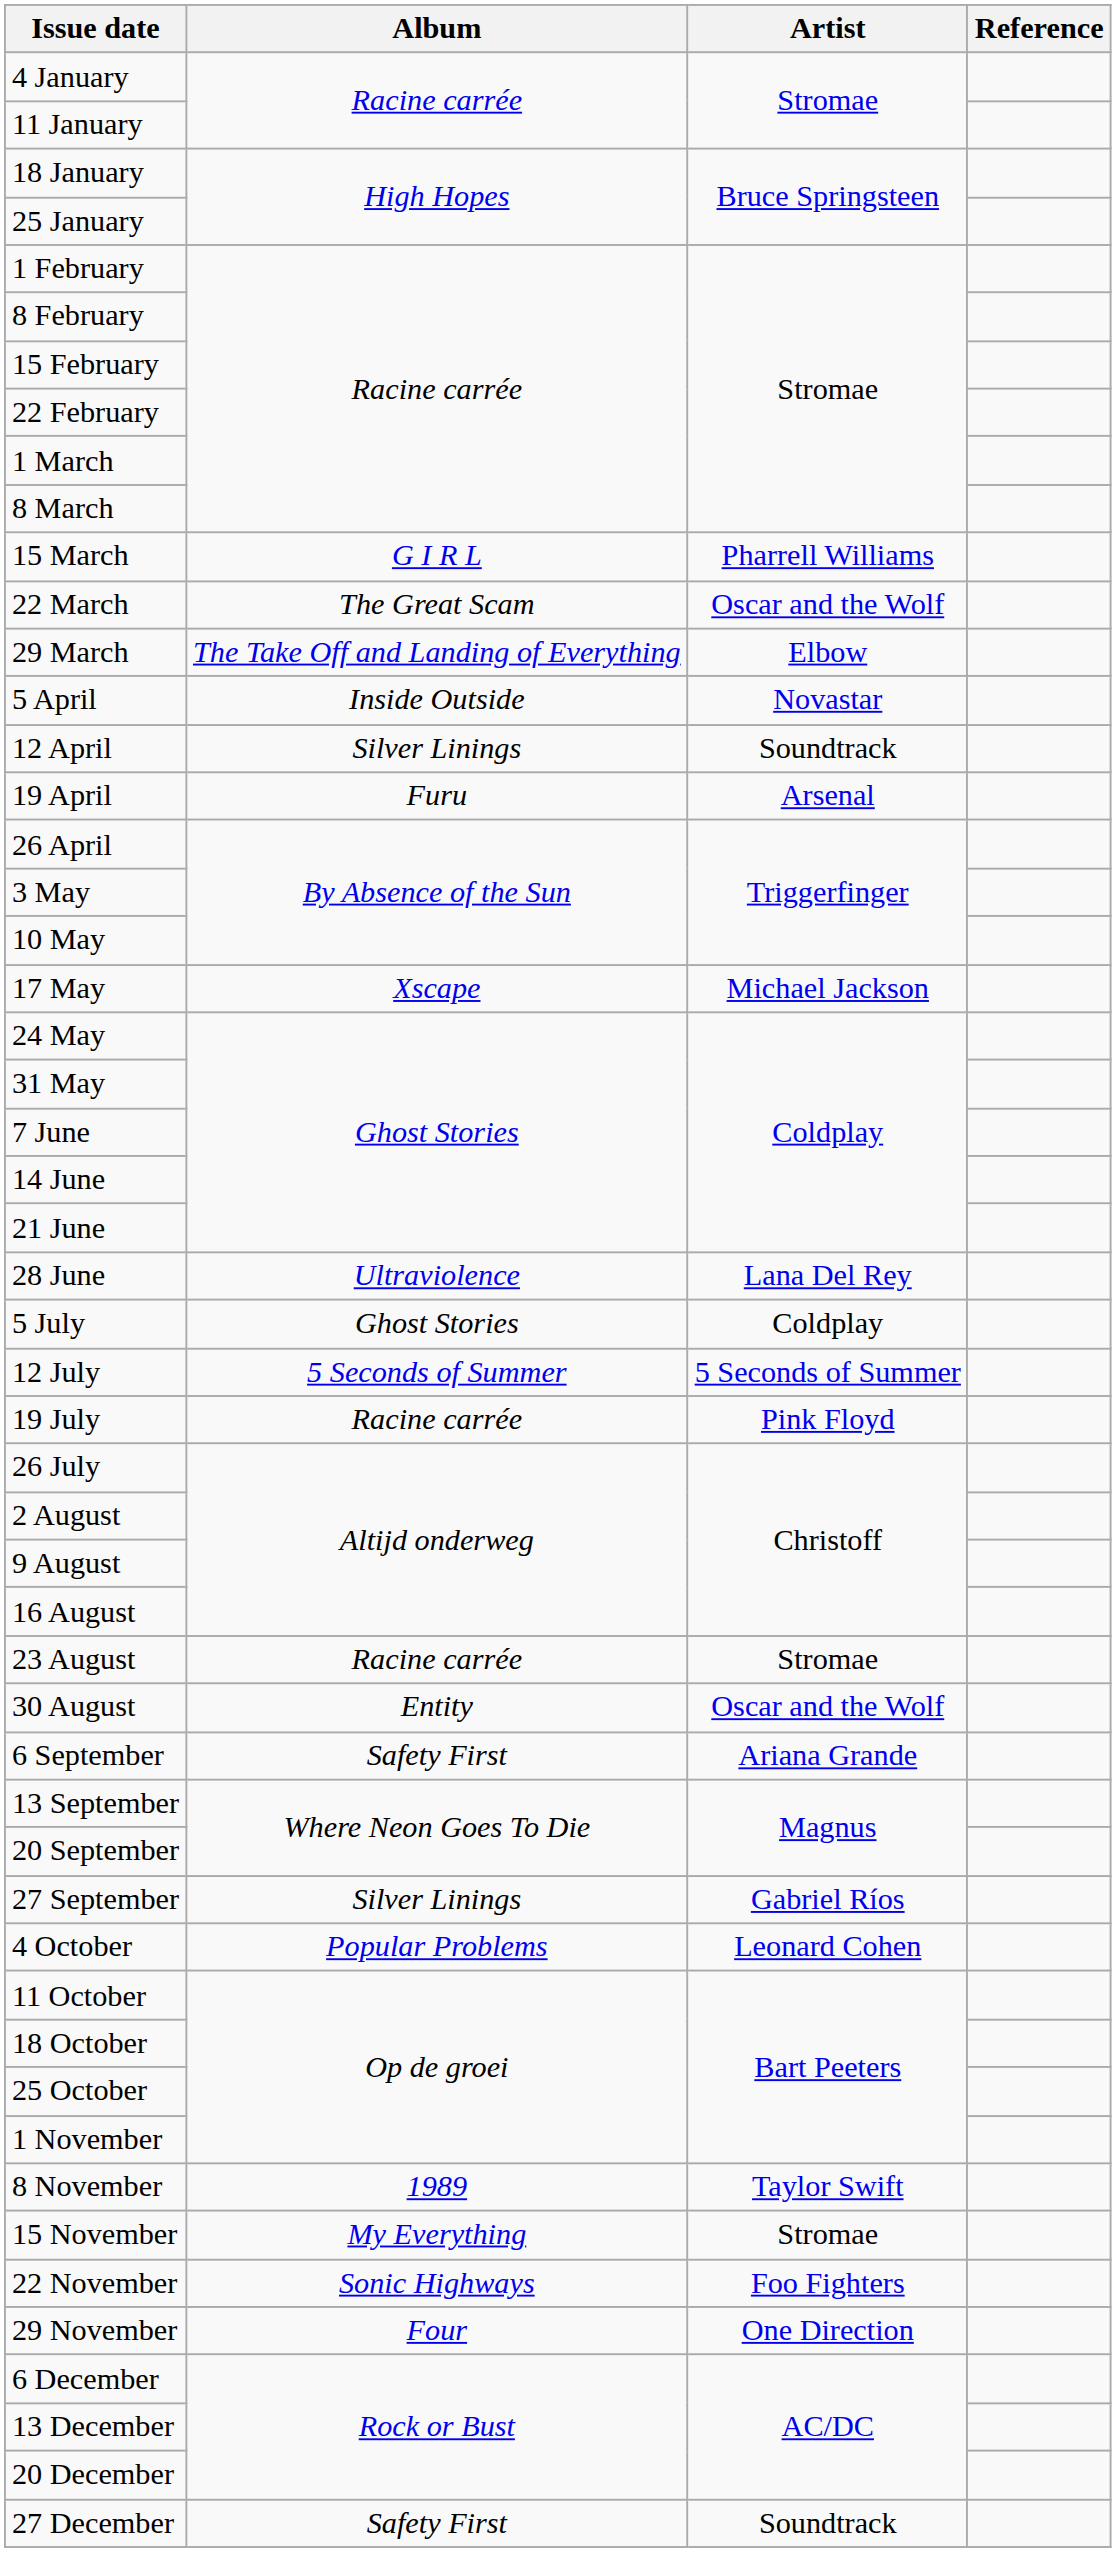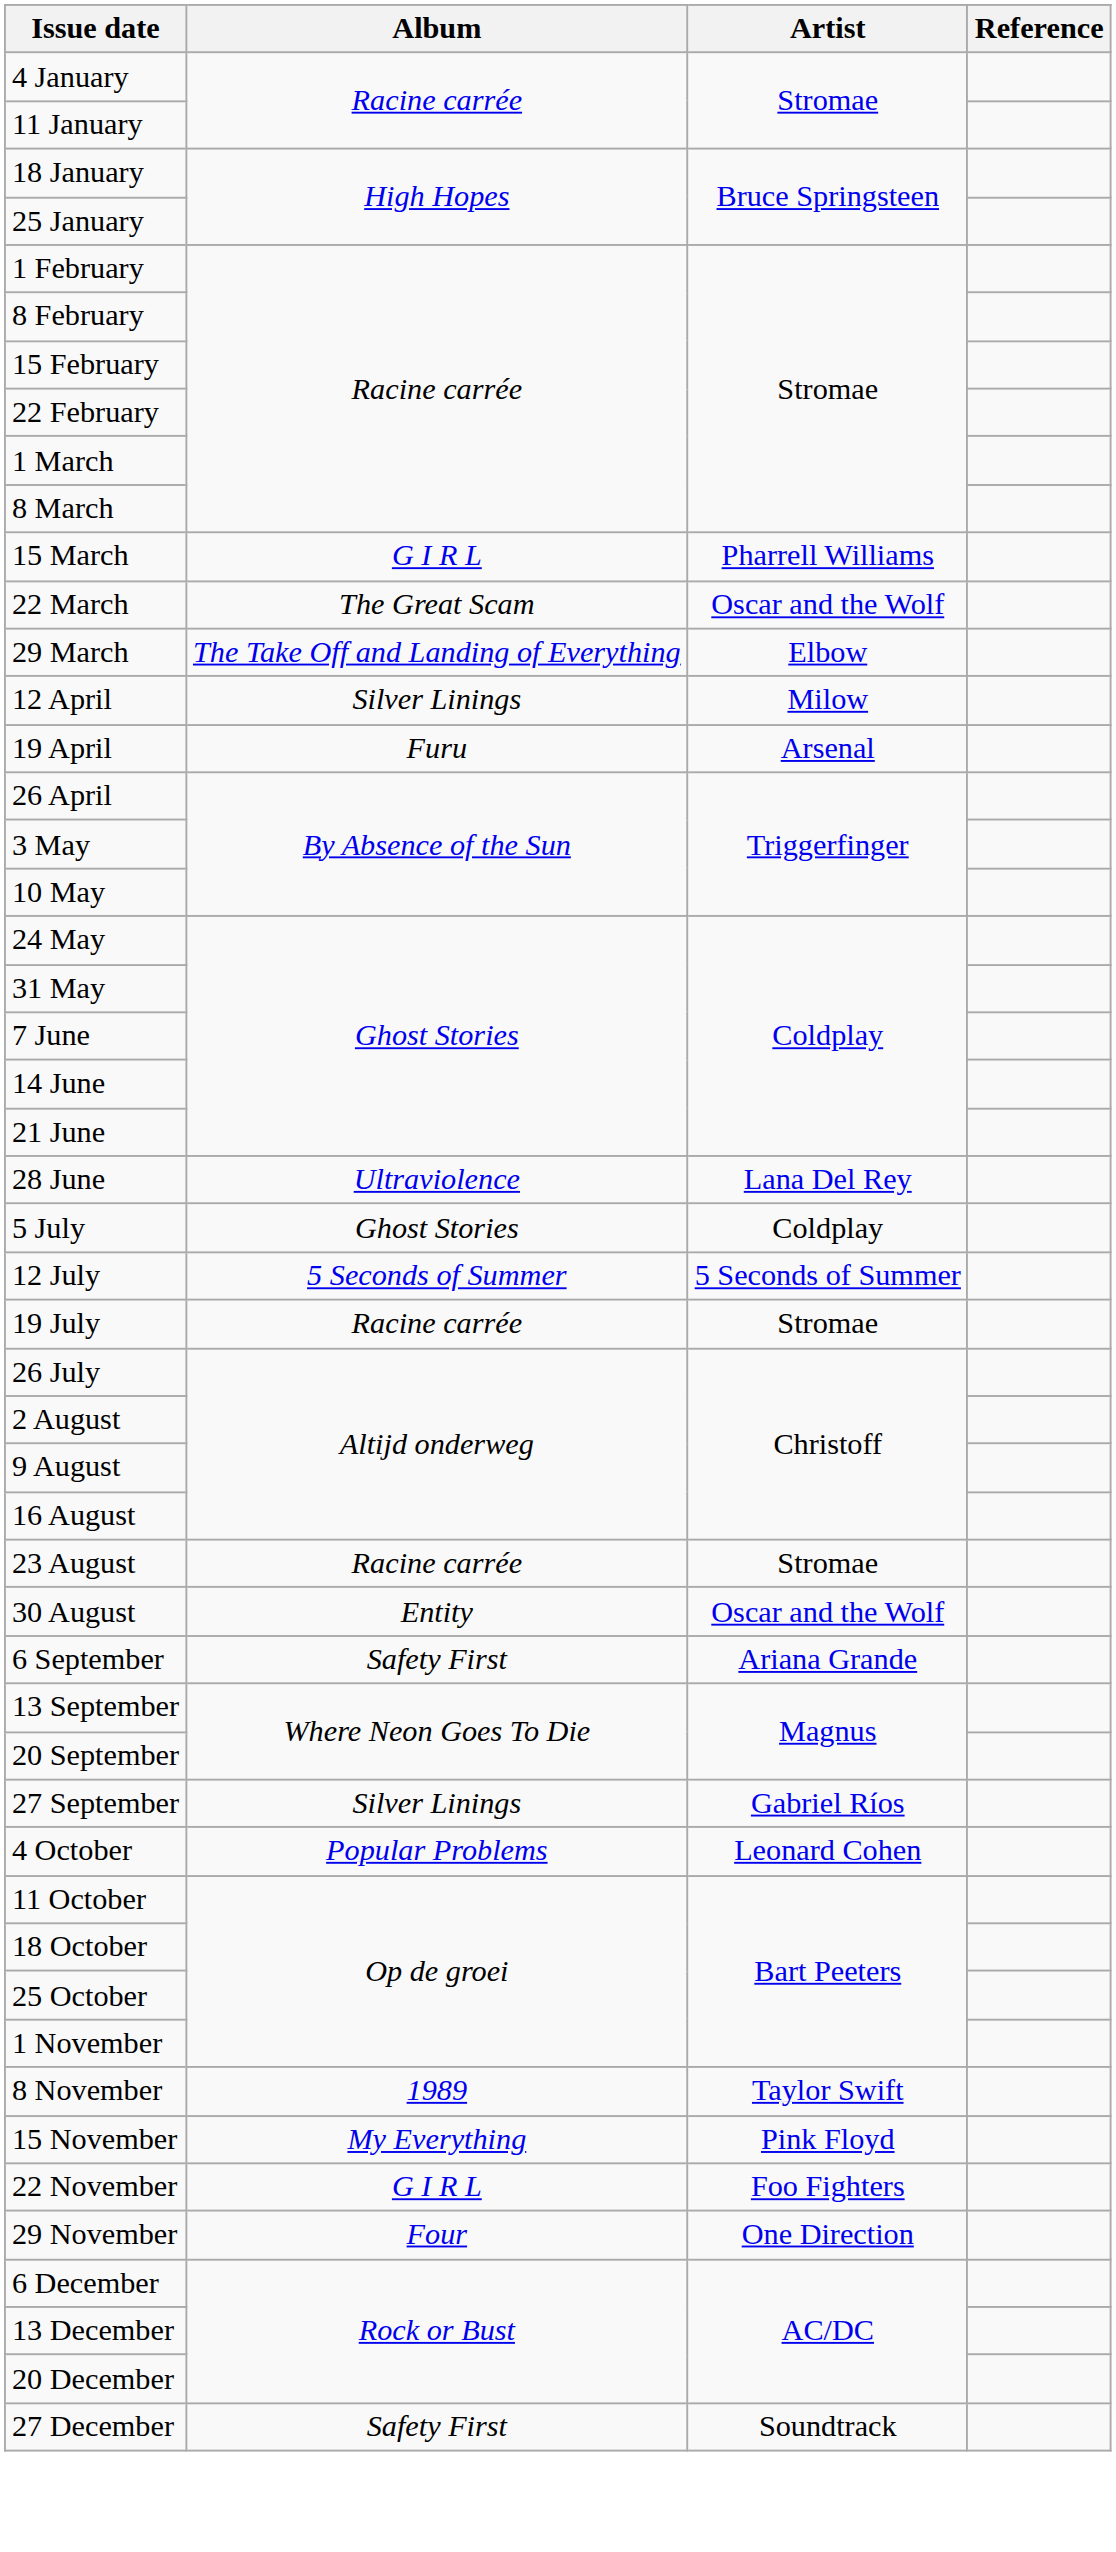- row: (54, 699)
(828, 747) Soundtrack -> (828, 699) Milow
- row: (59, 987)
(828, 1419) Pink Floyd -> (828, 1323) Stromae
(828, 2234) Stromae -> (828, 2138) Pink Floyd
(437, 2282) Sonic Highways -> (437, 2186) G I R L
